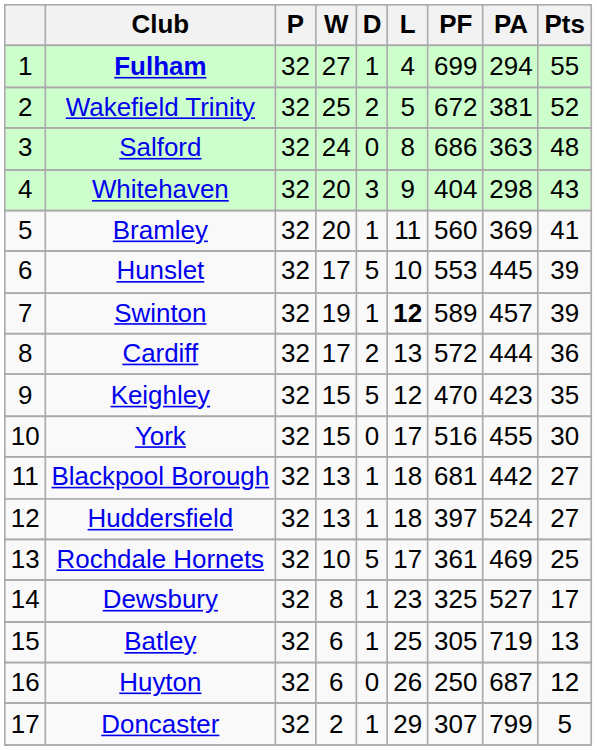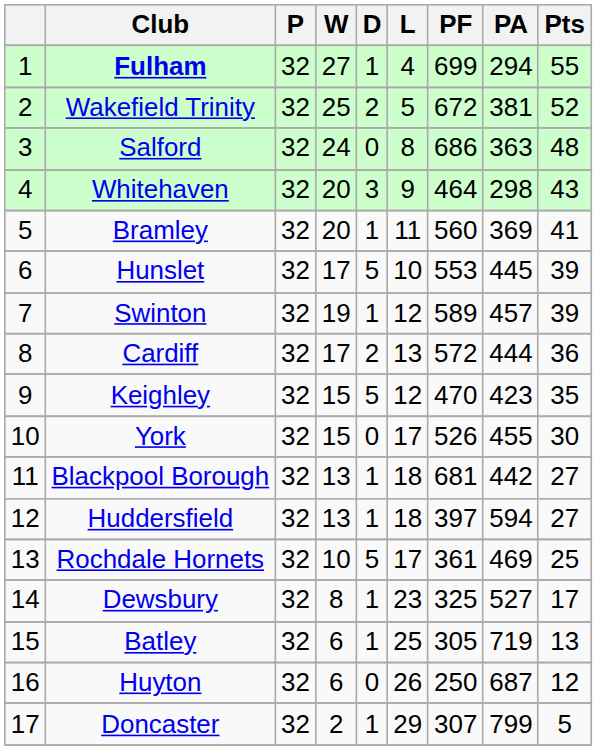(456, 189) 404 -> (456, 189) 464
(408, 312) bold -> (408, 312) normal
(456, 436) 516 -> (456, 436) 526
(511, 518) 524 -> (511, 518) 594
